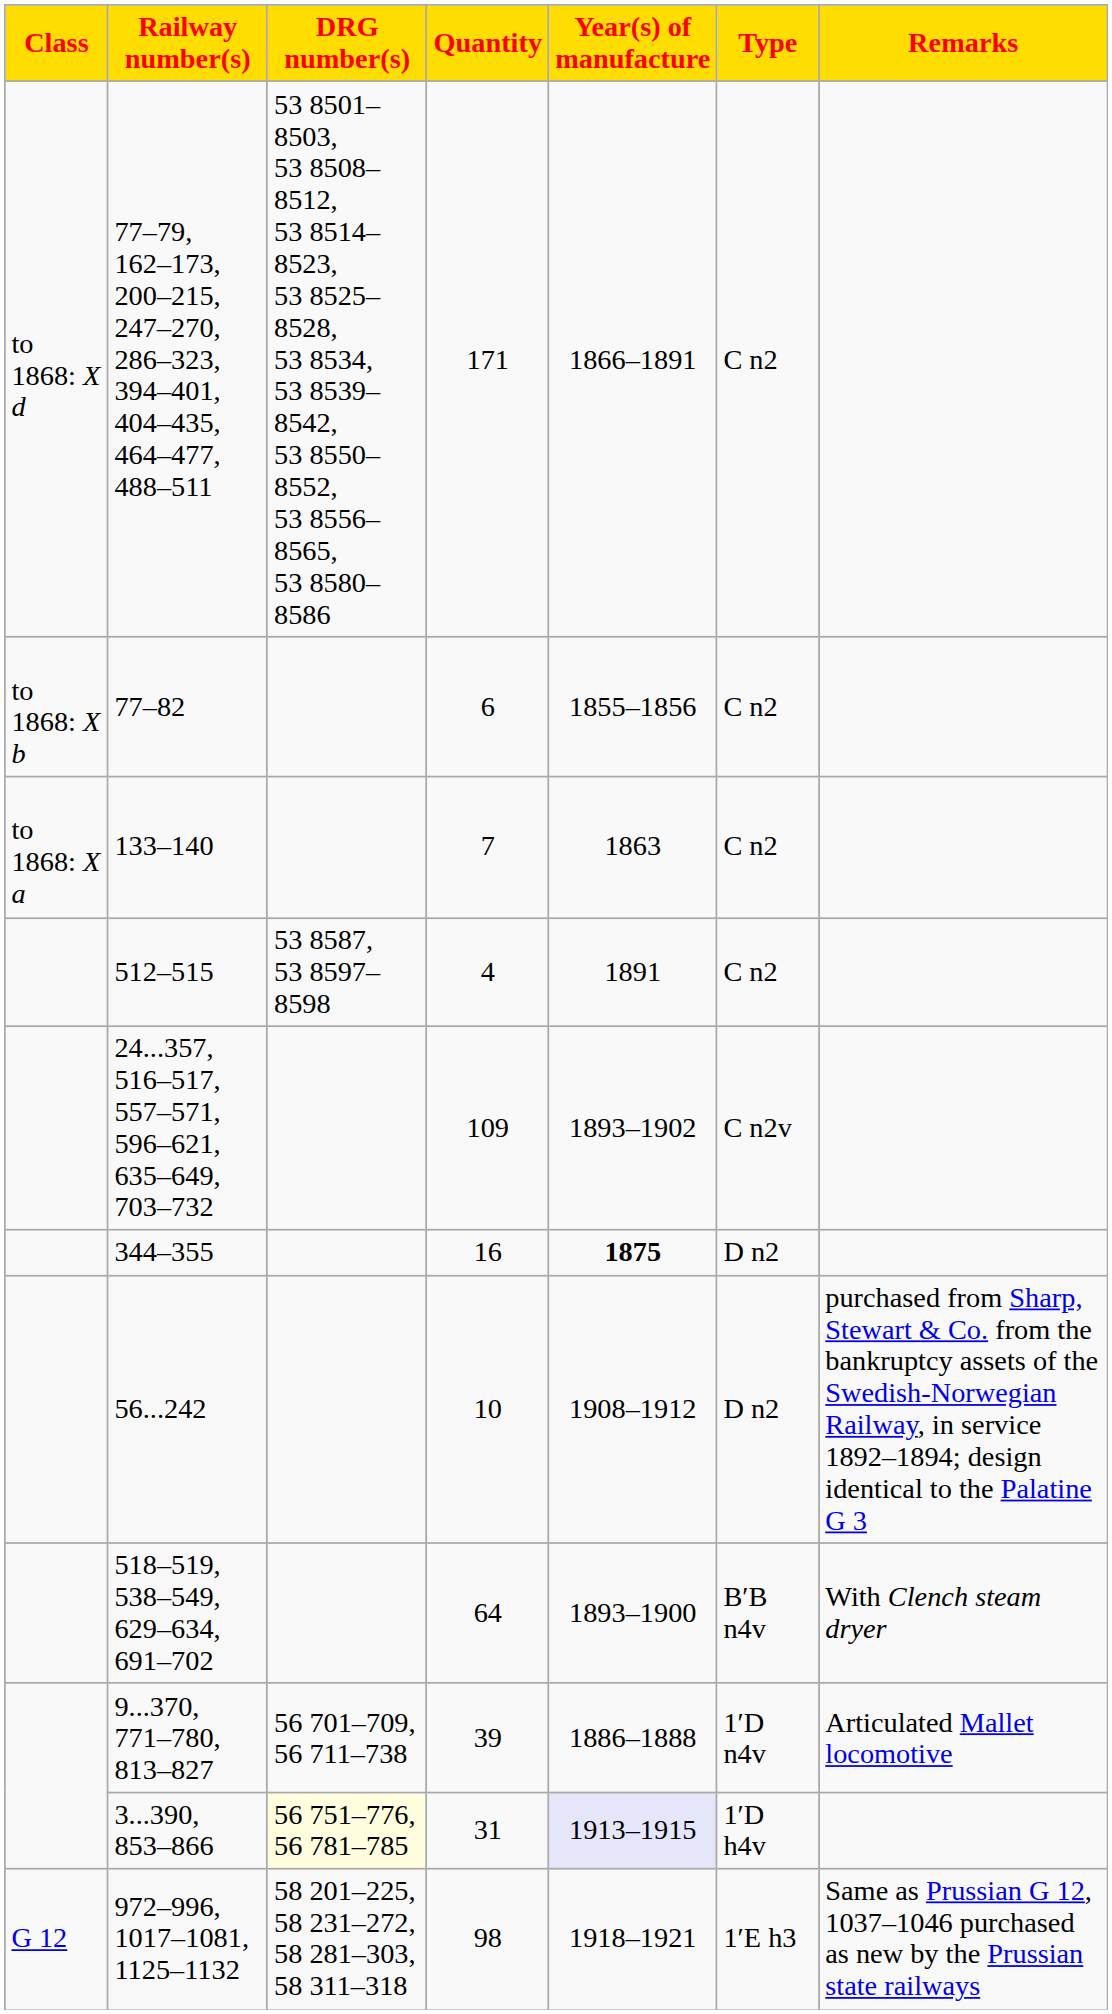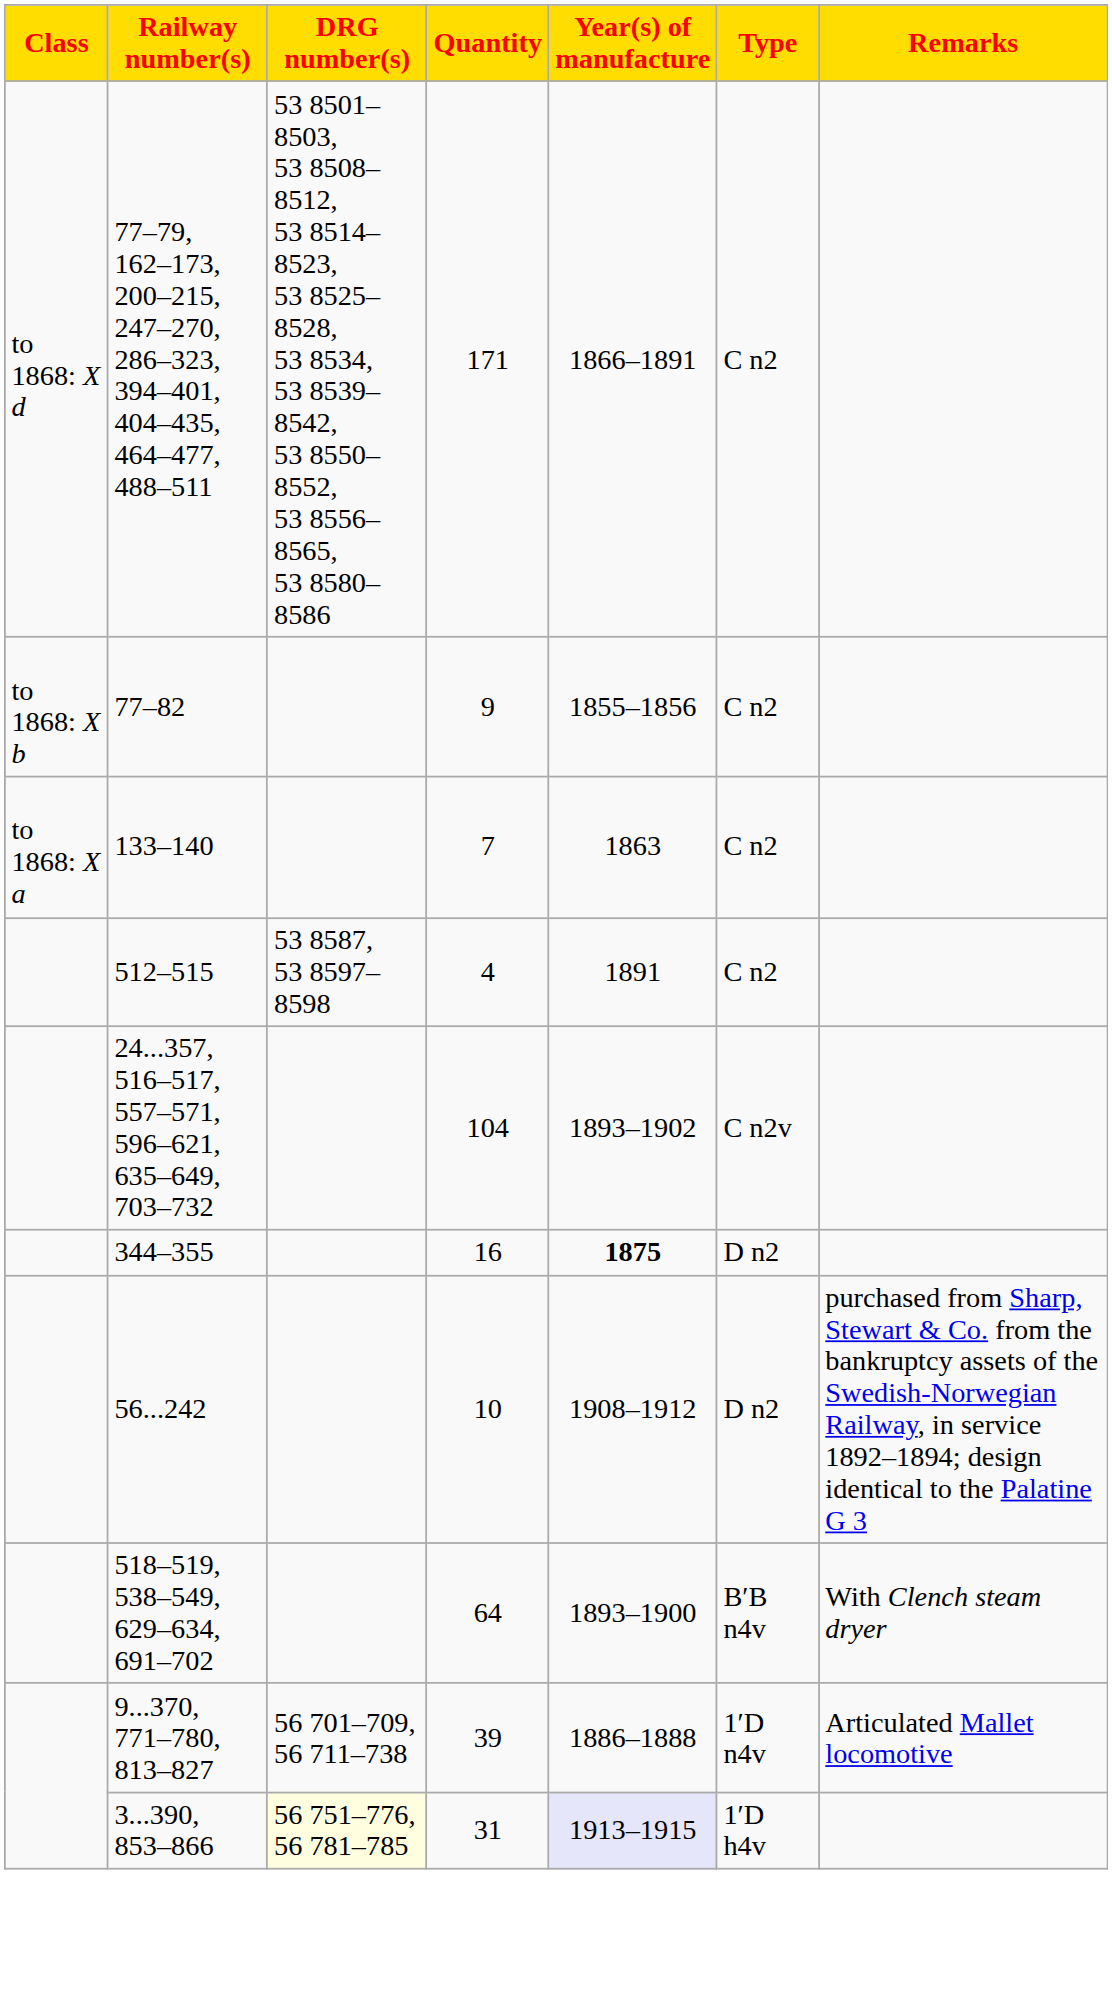(488, 706) 6 -> (488, 706) 9
(488, 1127) 109 -> (488, 1127) 104
- row: (182, 1938)
